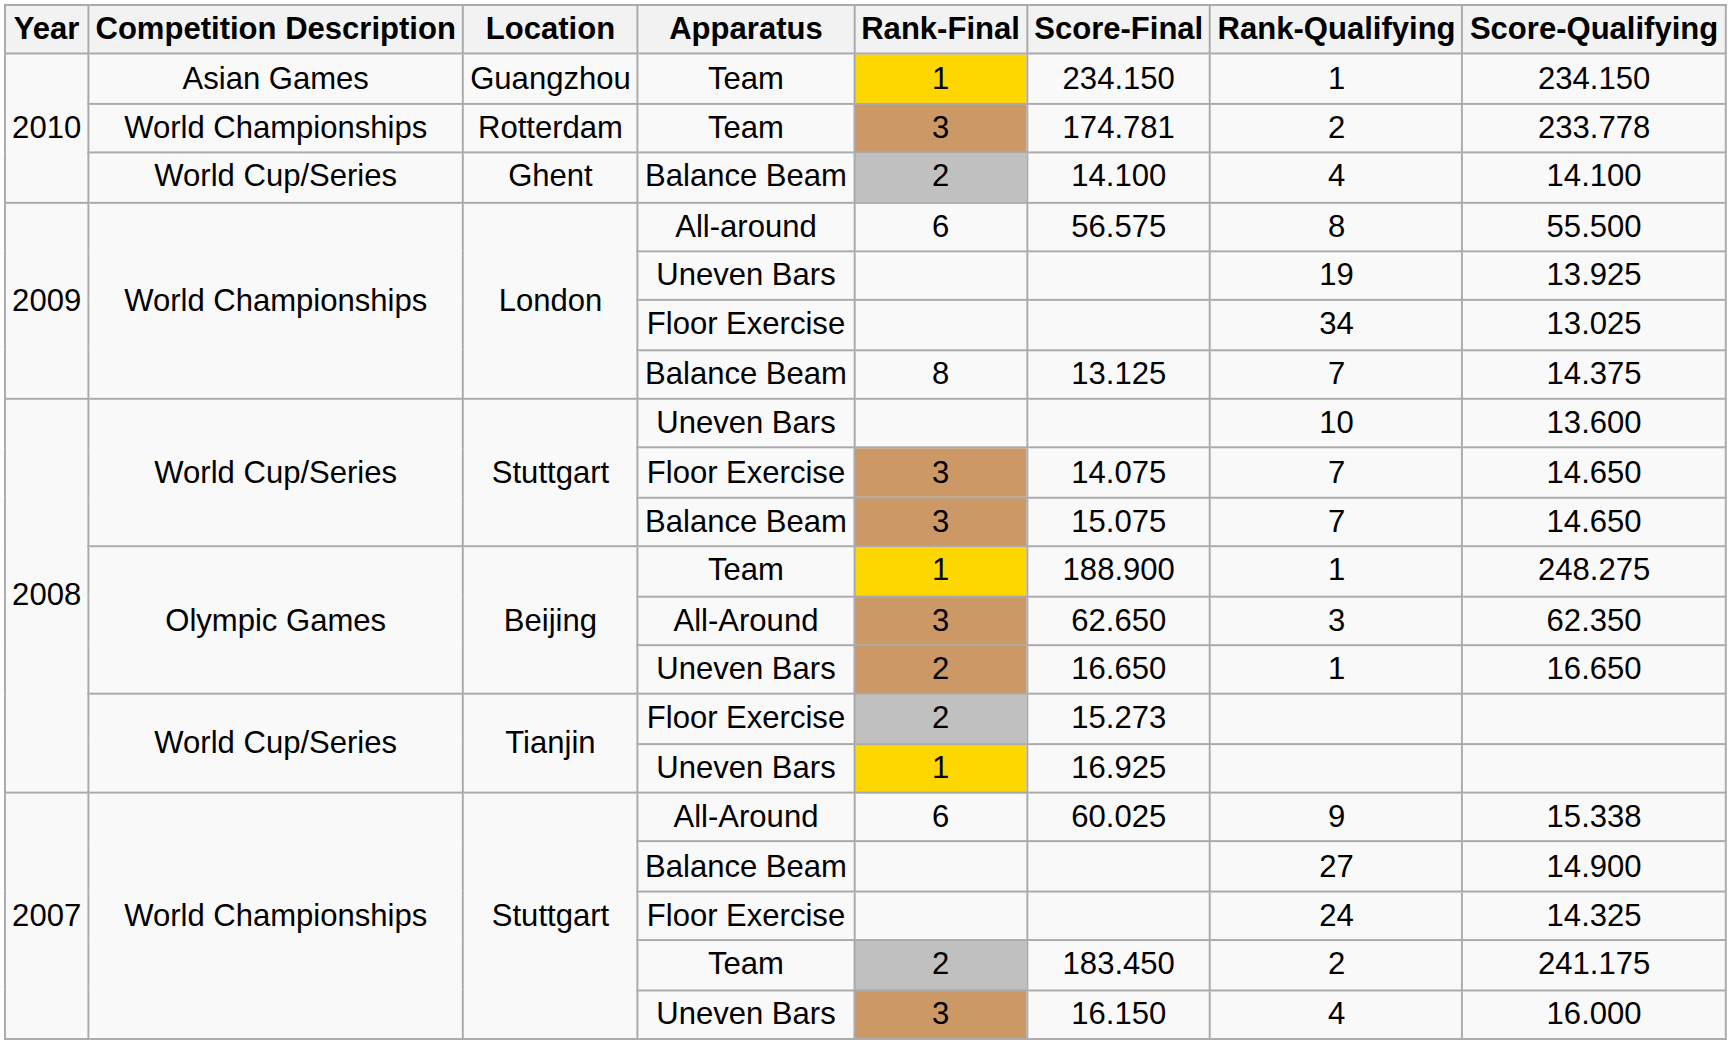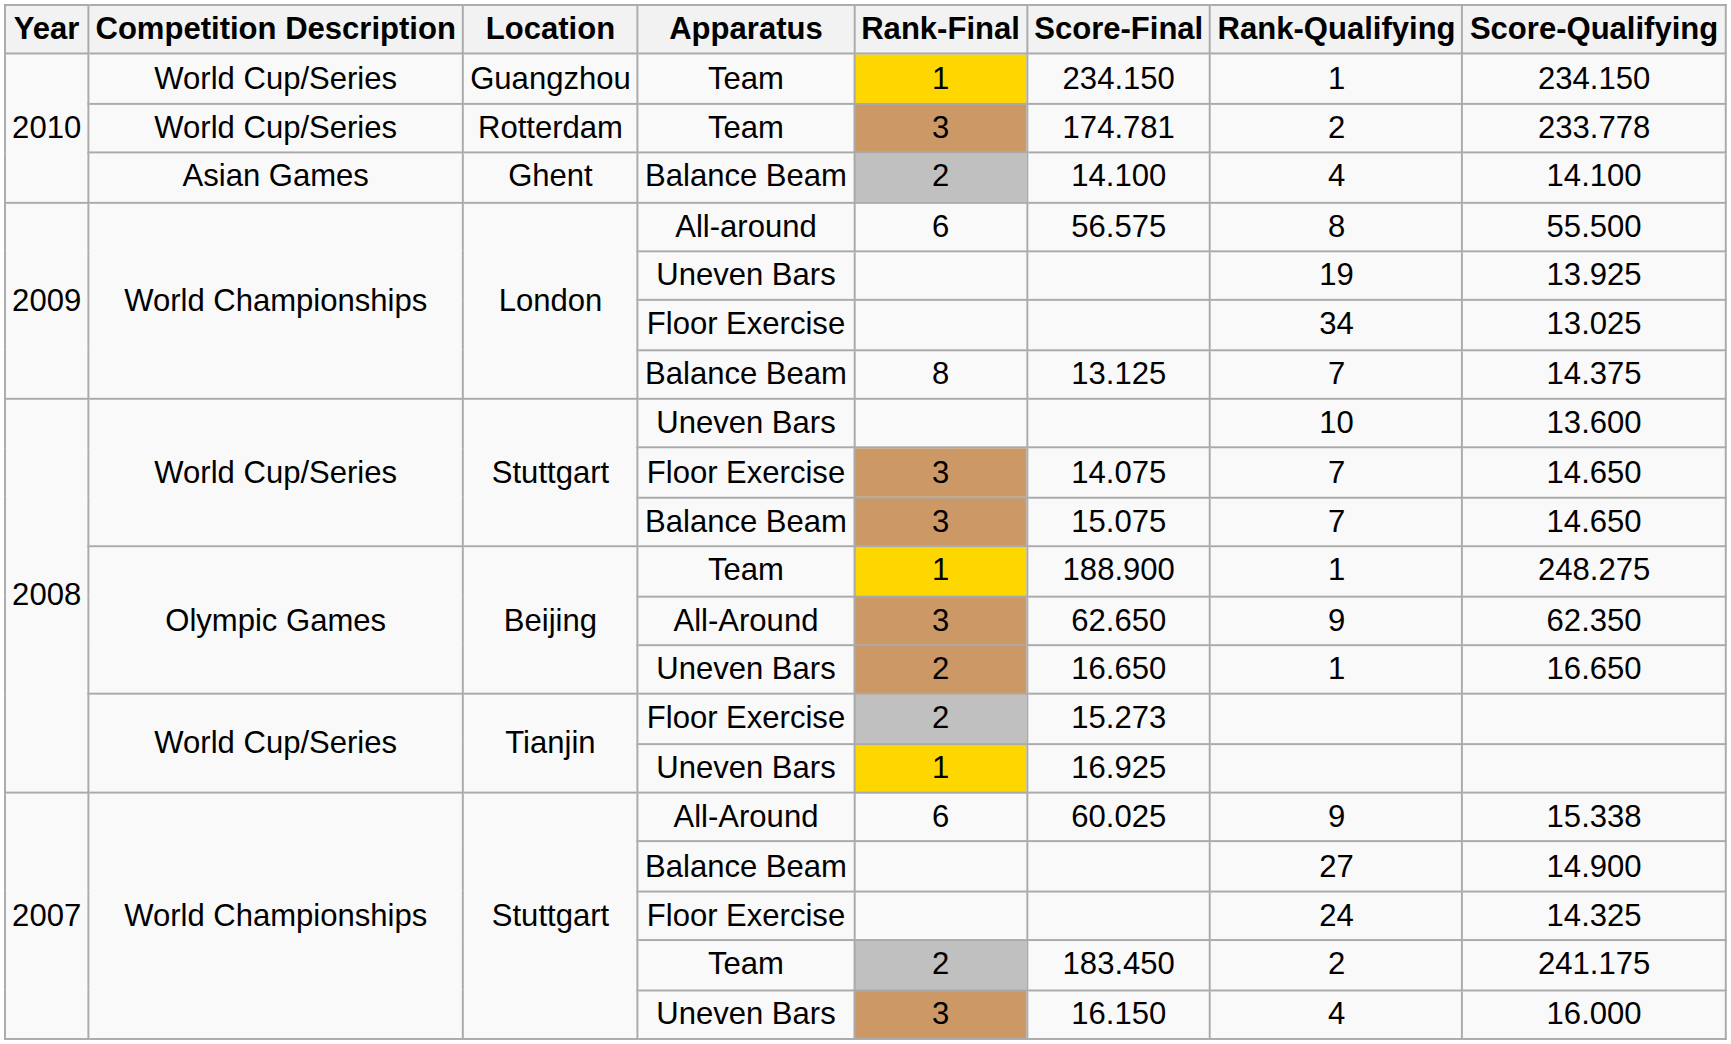(276, 78) Asian Games -> (276, 78) World Cup/Series
(276, 127) World Championships -> (276, 127) World Cup/Series
(276, 176) World Cup/Series -> (276, 176) Asian Games
(1337, 619) 3 -> (1337, 619) 9
